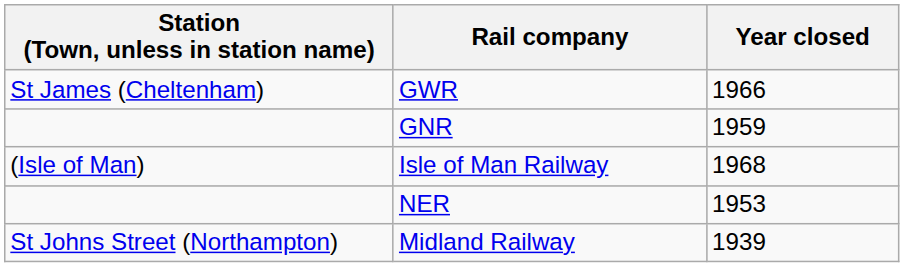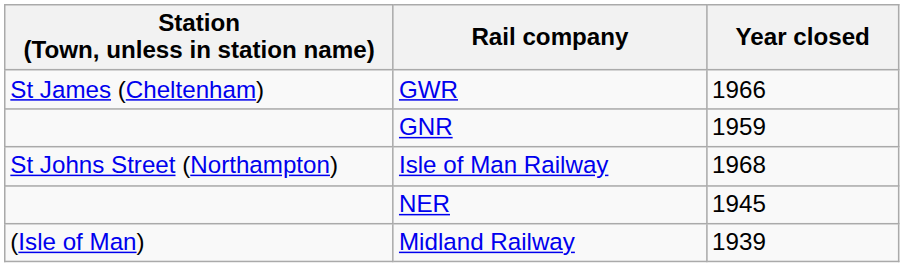(77, 165) (Isle of Man) -> (174, 165) St Johns Street (Northampton)
(739, 204) 1953 -> (739, 204) 1945
(174, 242) St Johns Street (Northampton) -> (77, 242) (Isle of Man)
